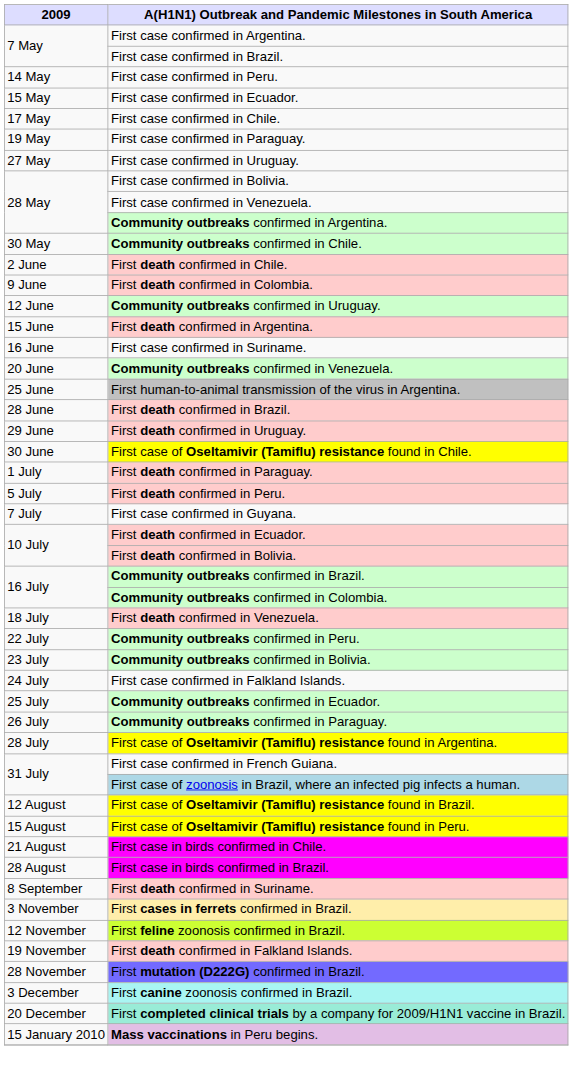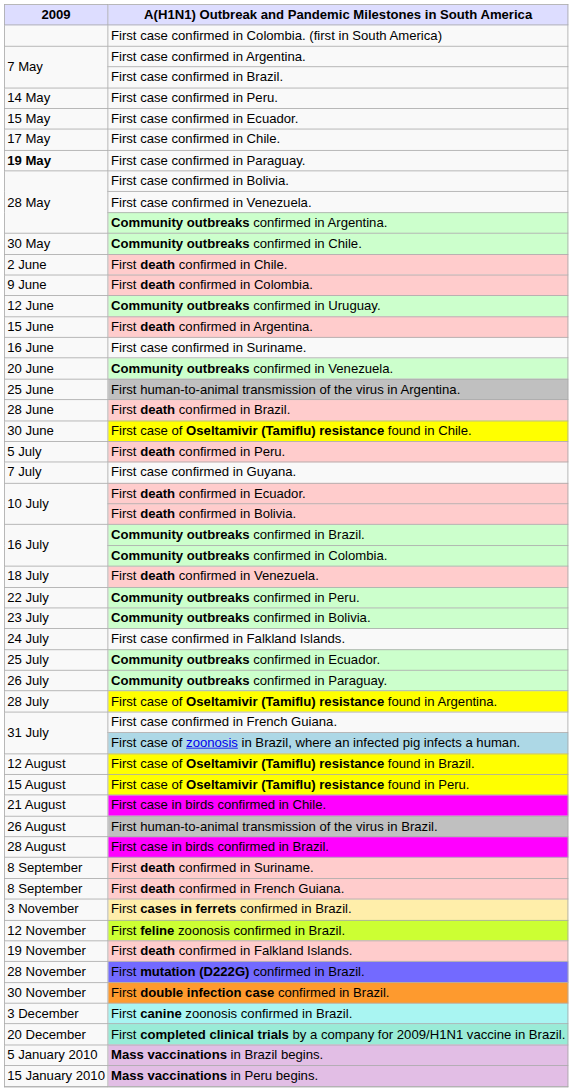+ row: (277, 35)
(29, 139) normal -> (29, 160) bold
- row: (205, 160)
- row: (209, 431)
- row: (212, 472)
+ row: (274, 826)
+ row: (228, 888)
+ row: (250, 992)
+ row: (217, 1055)
